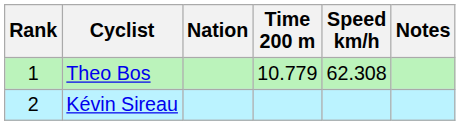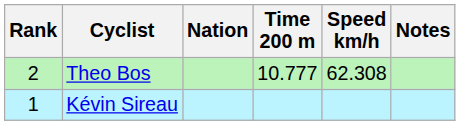(33, 73) 1 -> (33, 73) 2
(287, 73) 10.779 -> (287, 73) 10.777
(33, 104) 2 -> (33, 104) 1
